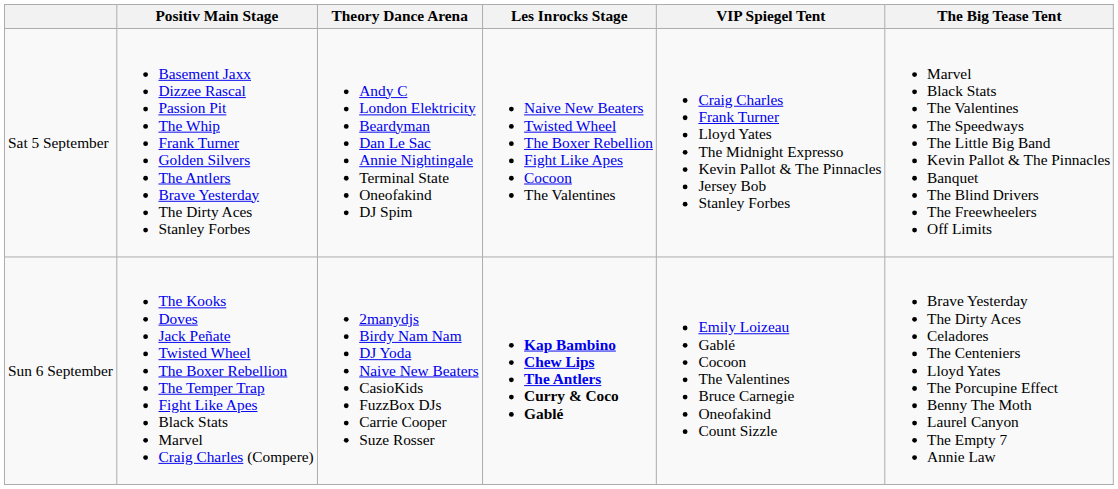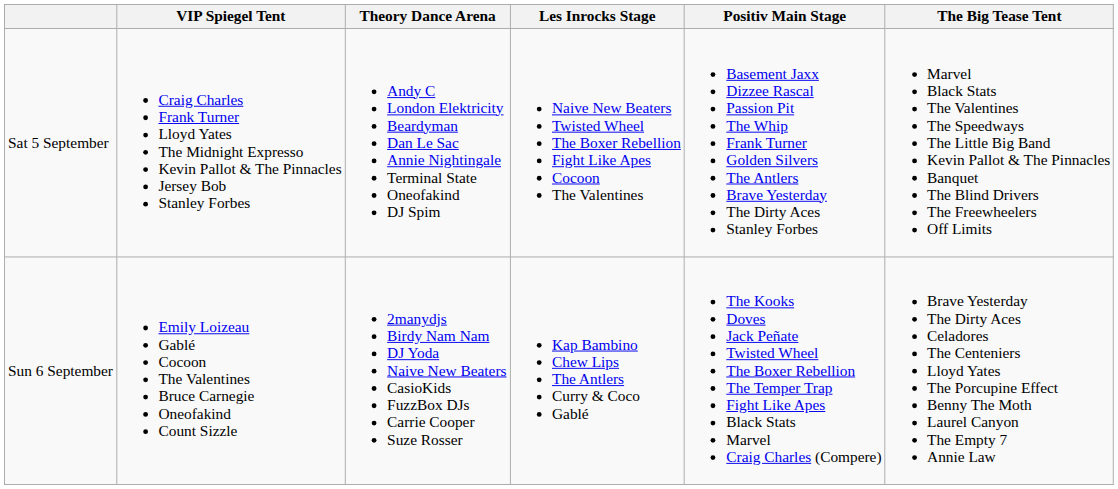columns swapped: (217, 16) <-> (771, 16)
(569, 379) bold -> (597, 379) normal
